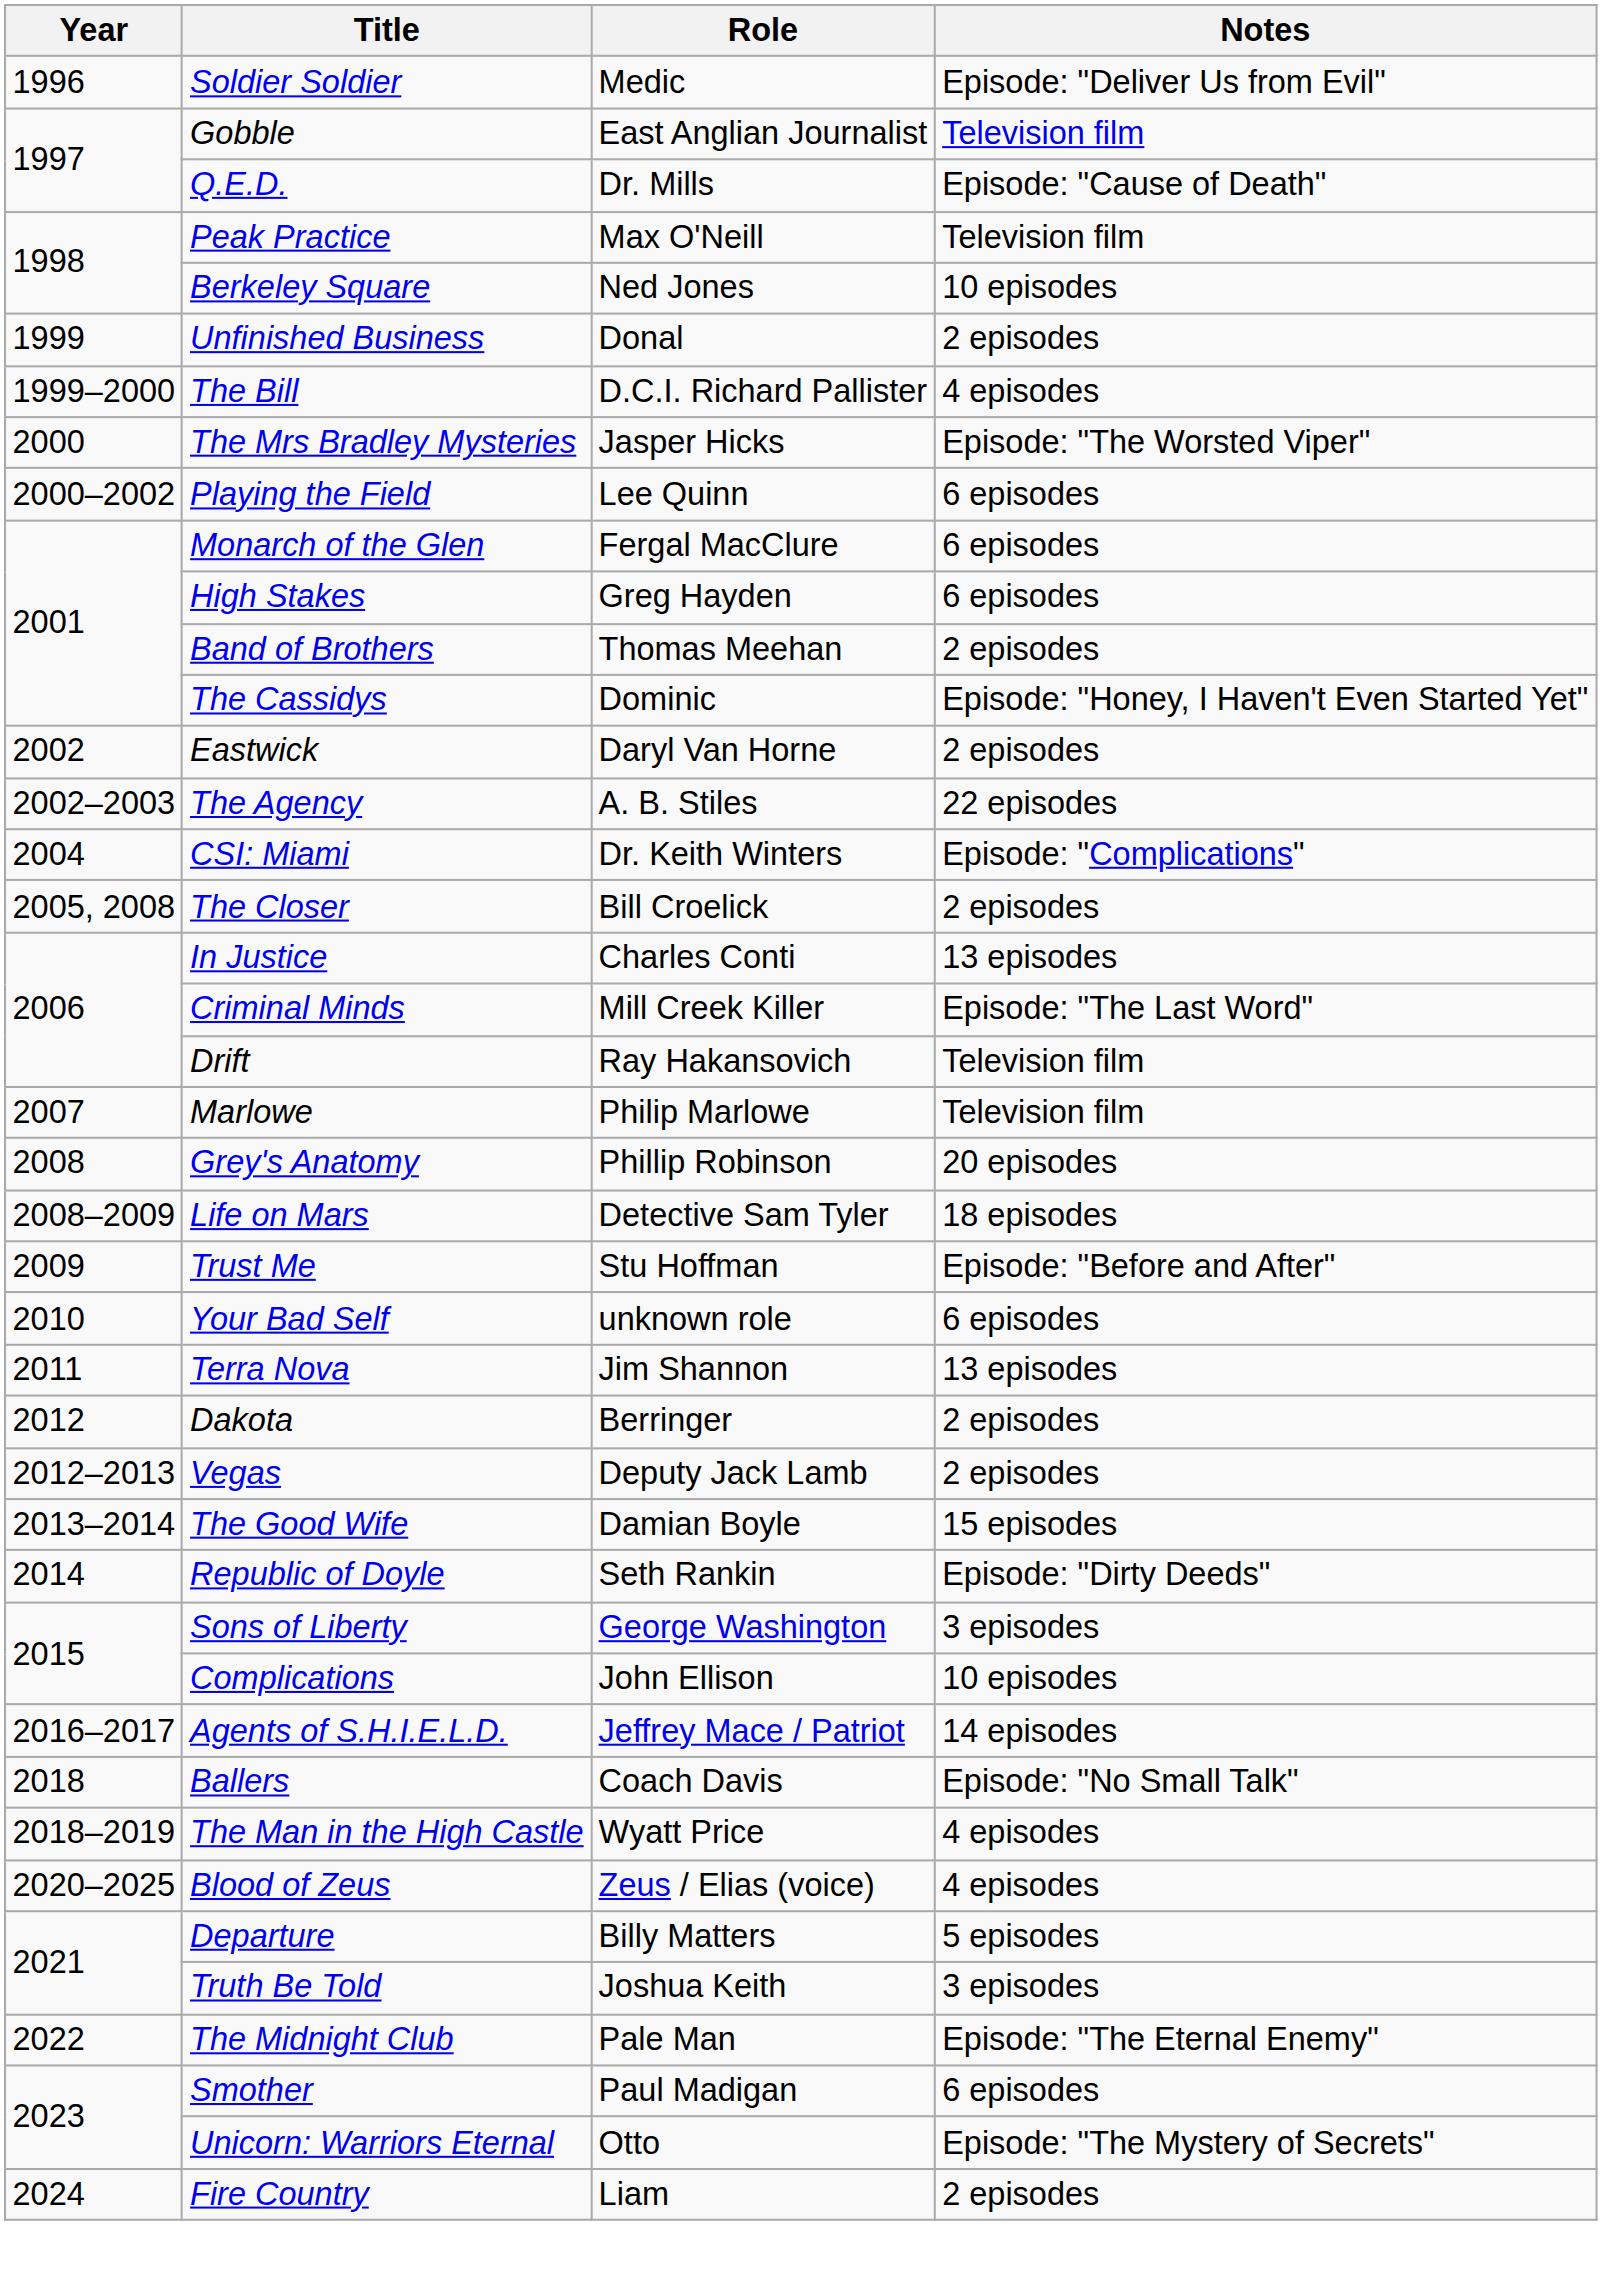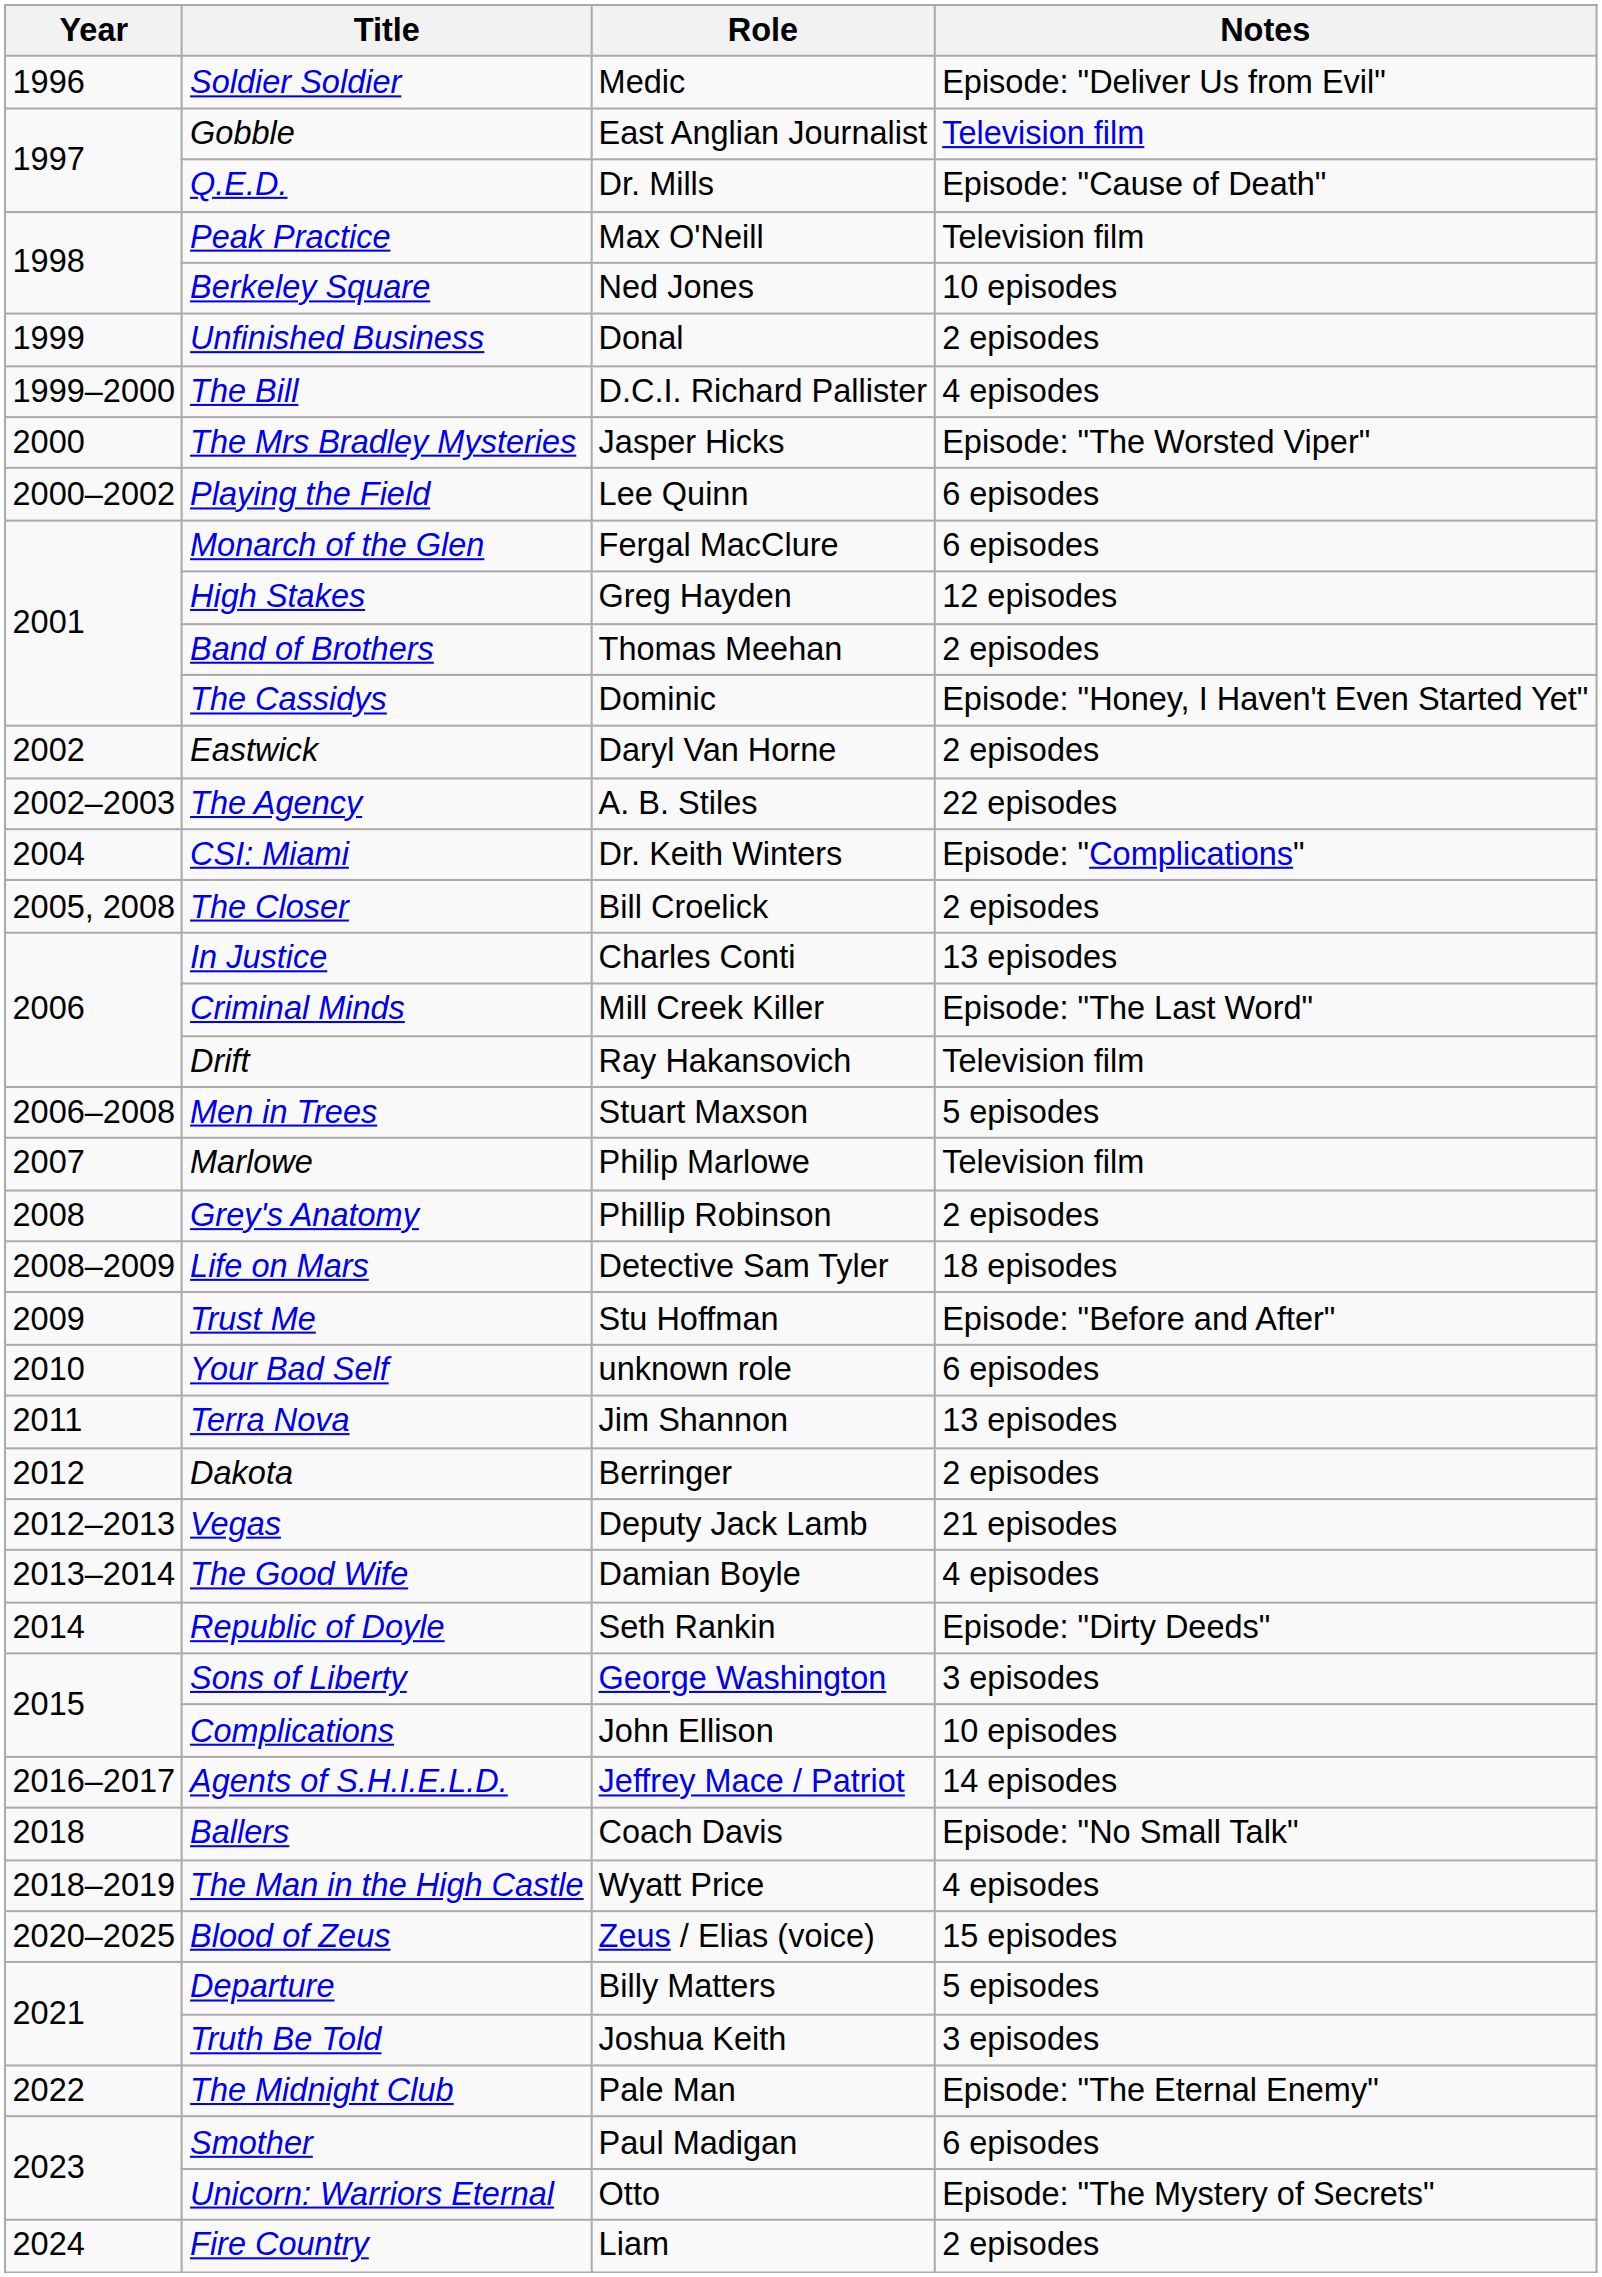(1021, 596) 6 episodes -> (1030, 596) 12 episodes
+ row: (284, 1111)
(1030, 1163) 20 episodes -> (1021, 1215) 2 episodes
(1021, 1472) 2 episodes -> (1030, 1524) 21 episodes
(1030, 1524) 15 episodes -> (1021, 1575) 4 episodes
(1021, 1884) 4 episodes -> (1030, 1936) 15 episodes
